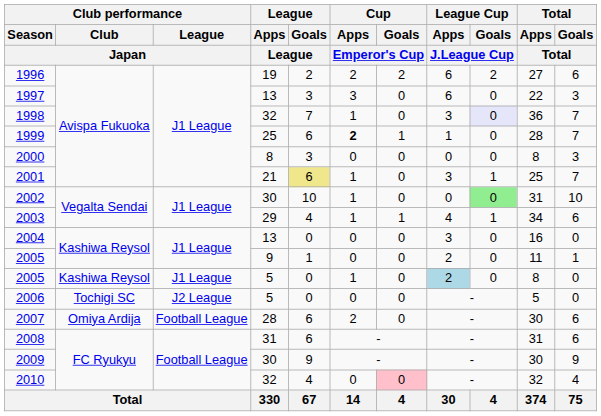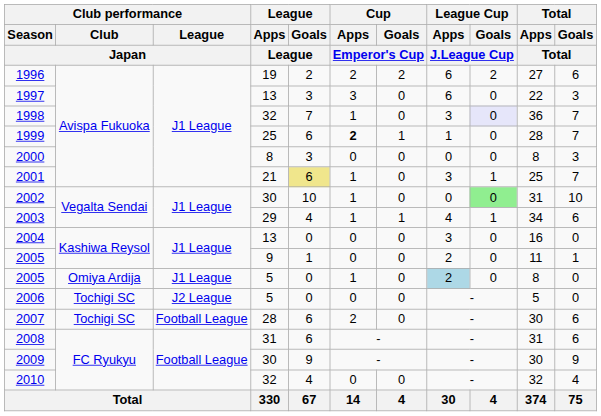(104, 278) Kashiwa Reysol -> (104, 278) Omiya Ardija
(104, 319) Omiya Ardija -> (104, 319) Tochigi SC
(402, 380) pink background -> (402, 380) no background
